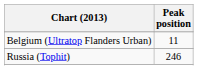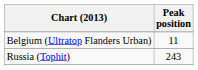(174, 56) 246 -> (174, 56) 243
